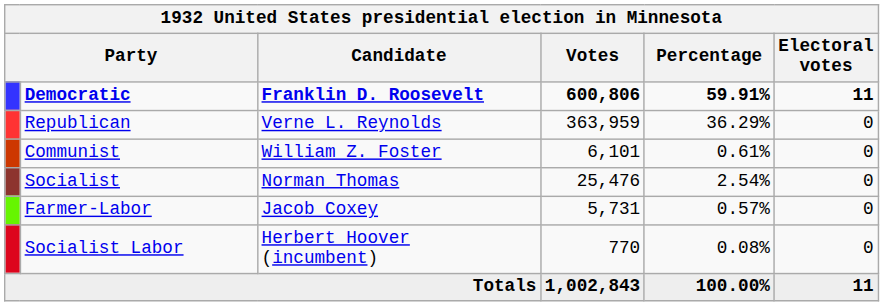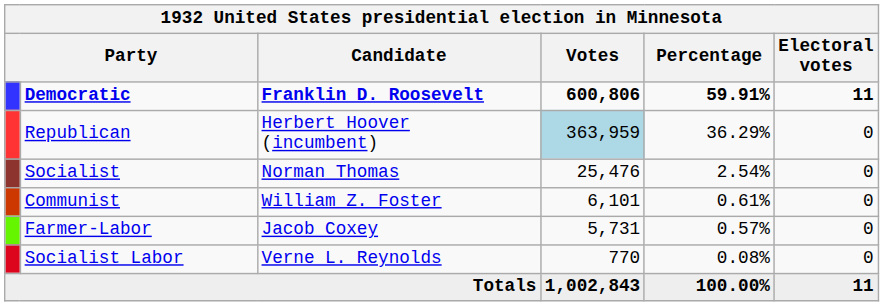(352, 125) Verne L. Reynolds -> (336, 135) Herbert Hoover (incumbent)
(603, 125) no background -> (603, 135) lightblue background
rows swapped: (72, 182) <-> (72, 153)
(336, 249) Herbert Hoover (incumbent) -> (352, 259) Verne L. Reynolds
